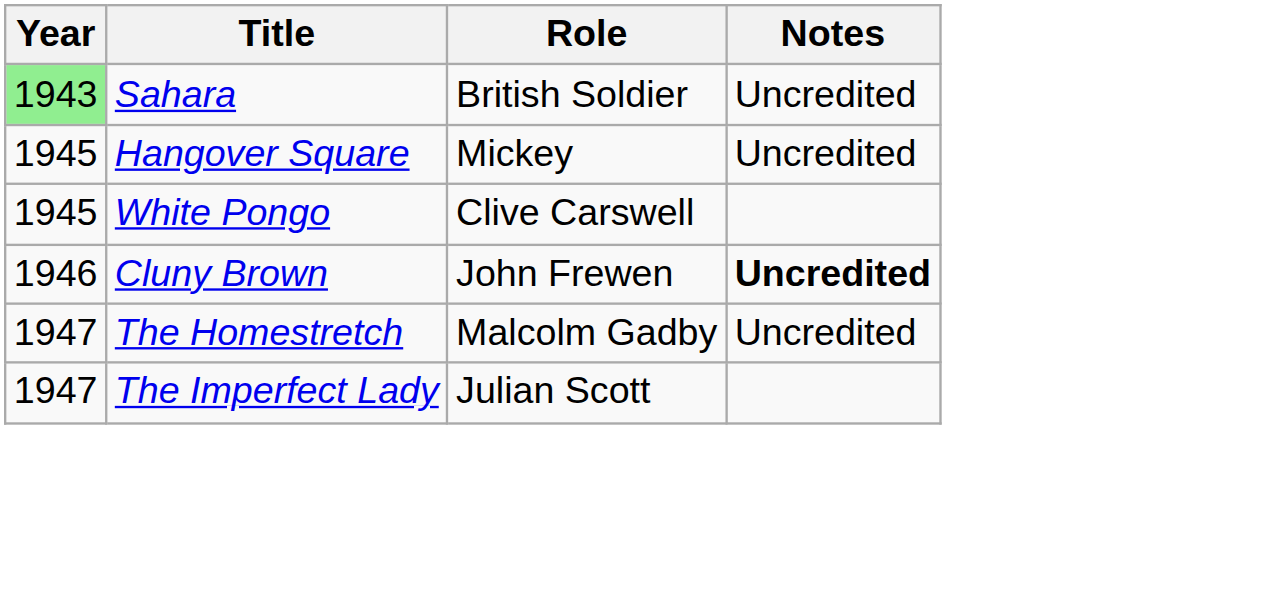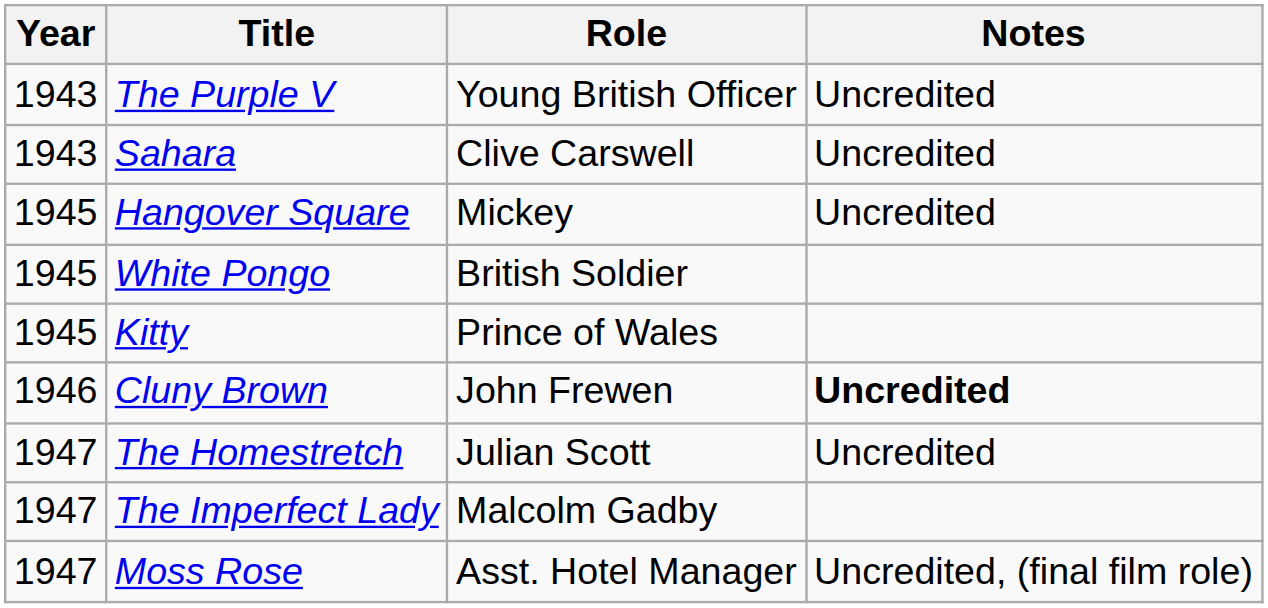+ row: (225, 93)
(56, 93) lightgreen background -> (56, 153) no background
(572, 93) British Soldier -> (575, 153) Clive Carswell
(575, 213) Clive Carswell -> (572, 272) British Soldier
+ row: (151, 332)
(587, 332) Malcolm Gadby -> (553, 451) Julian Scott
(553, 392) Julian Scott -> (587, 511) Malcolm Gadby
+ row: (209, 570)
